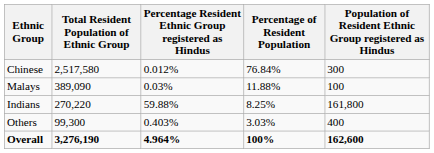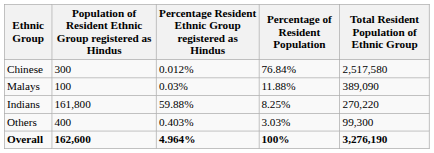columns swapped: (377, 32) <-> (96, 32)
